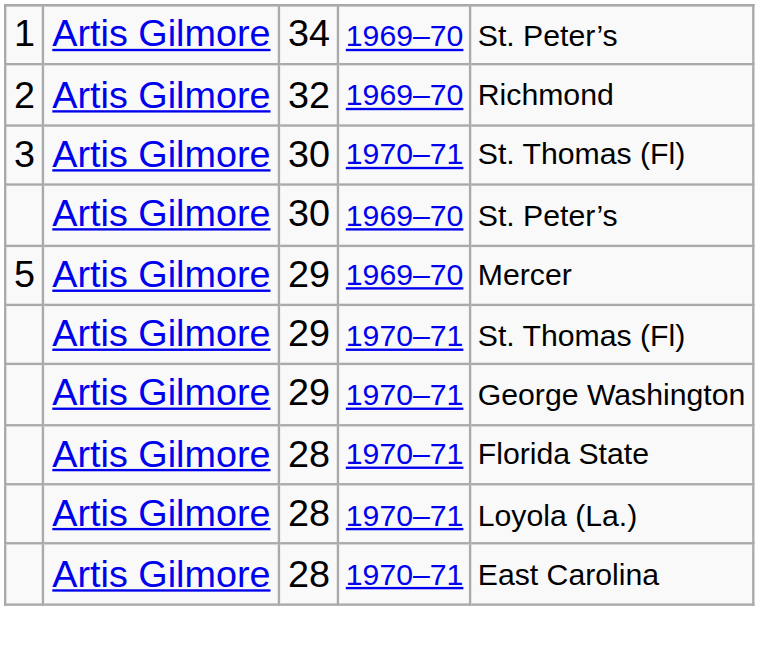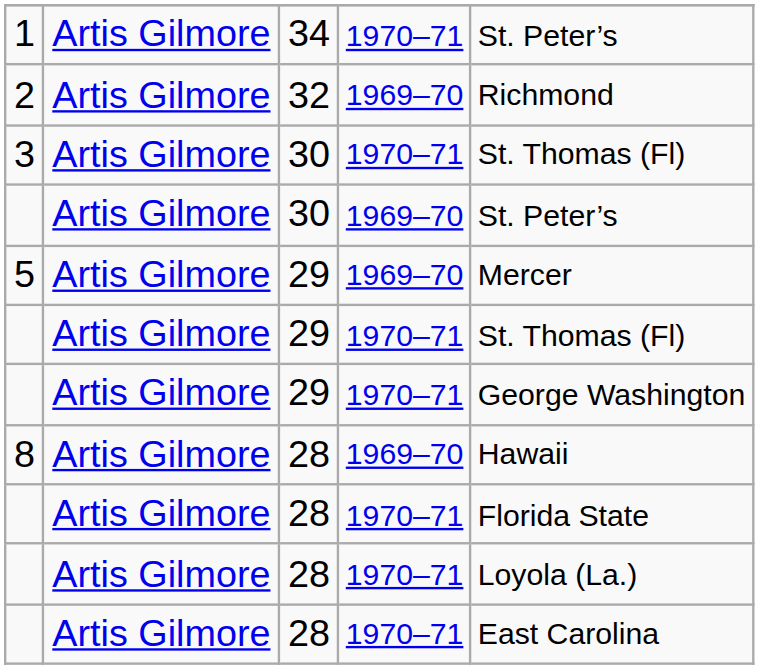(405, 35) 1969–70 -> (405, 35) 1970–71
+ row: (24, 453)
